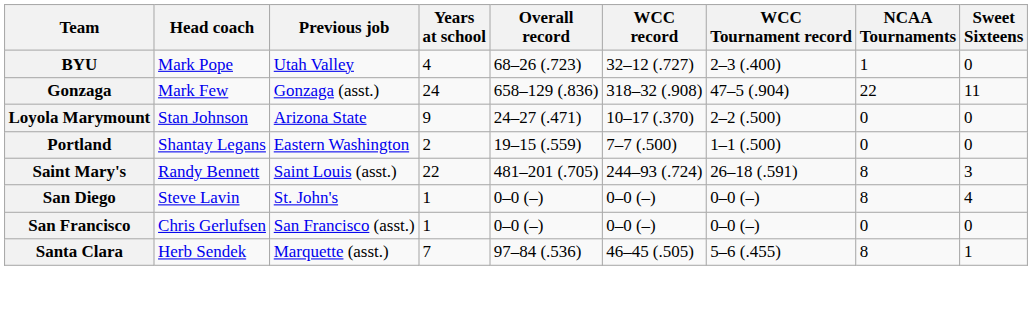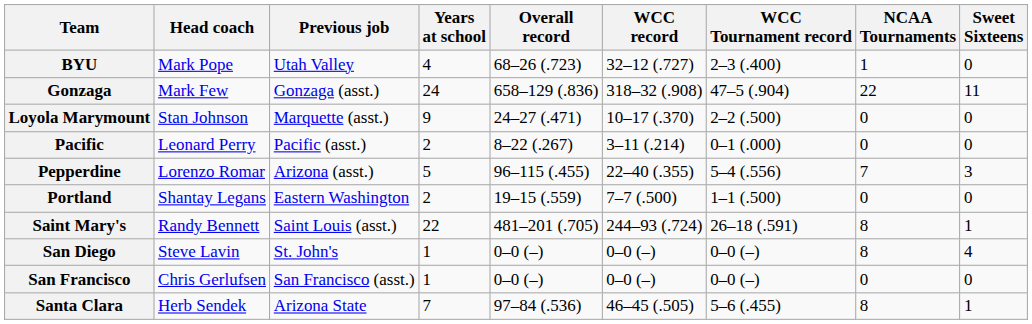(320, 117) Arizona State -> (331, 117) Marquette (asst.)
+ row: (79, 144)
+ row: (79, 171)
(968, 171) 3 -> (968, 225) 1
(331, 252) Marquette (asst.) -> (320, 306) Arizona State
